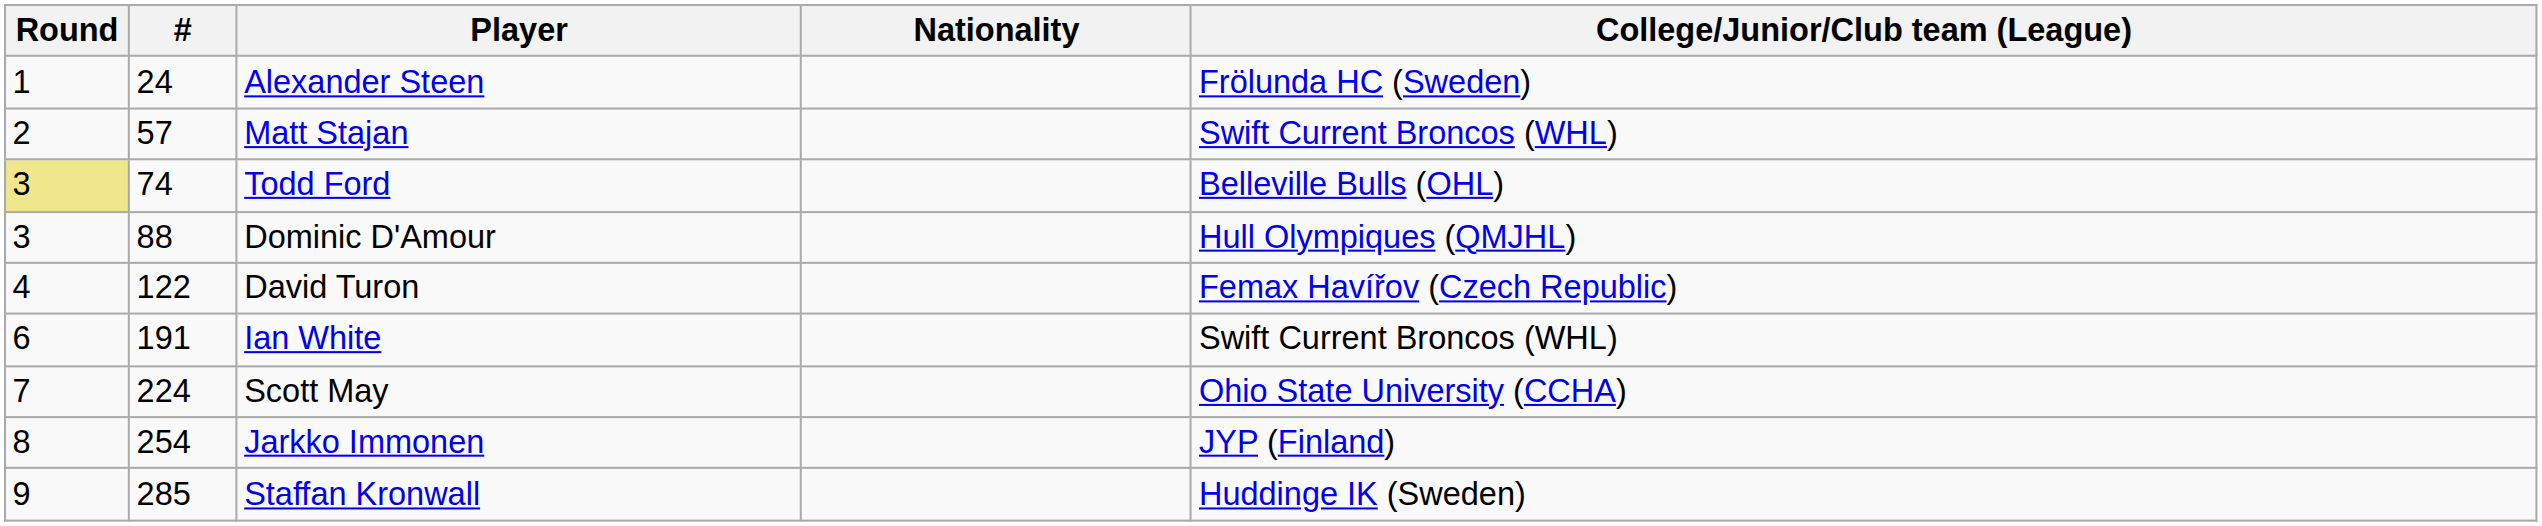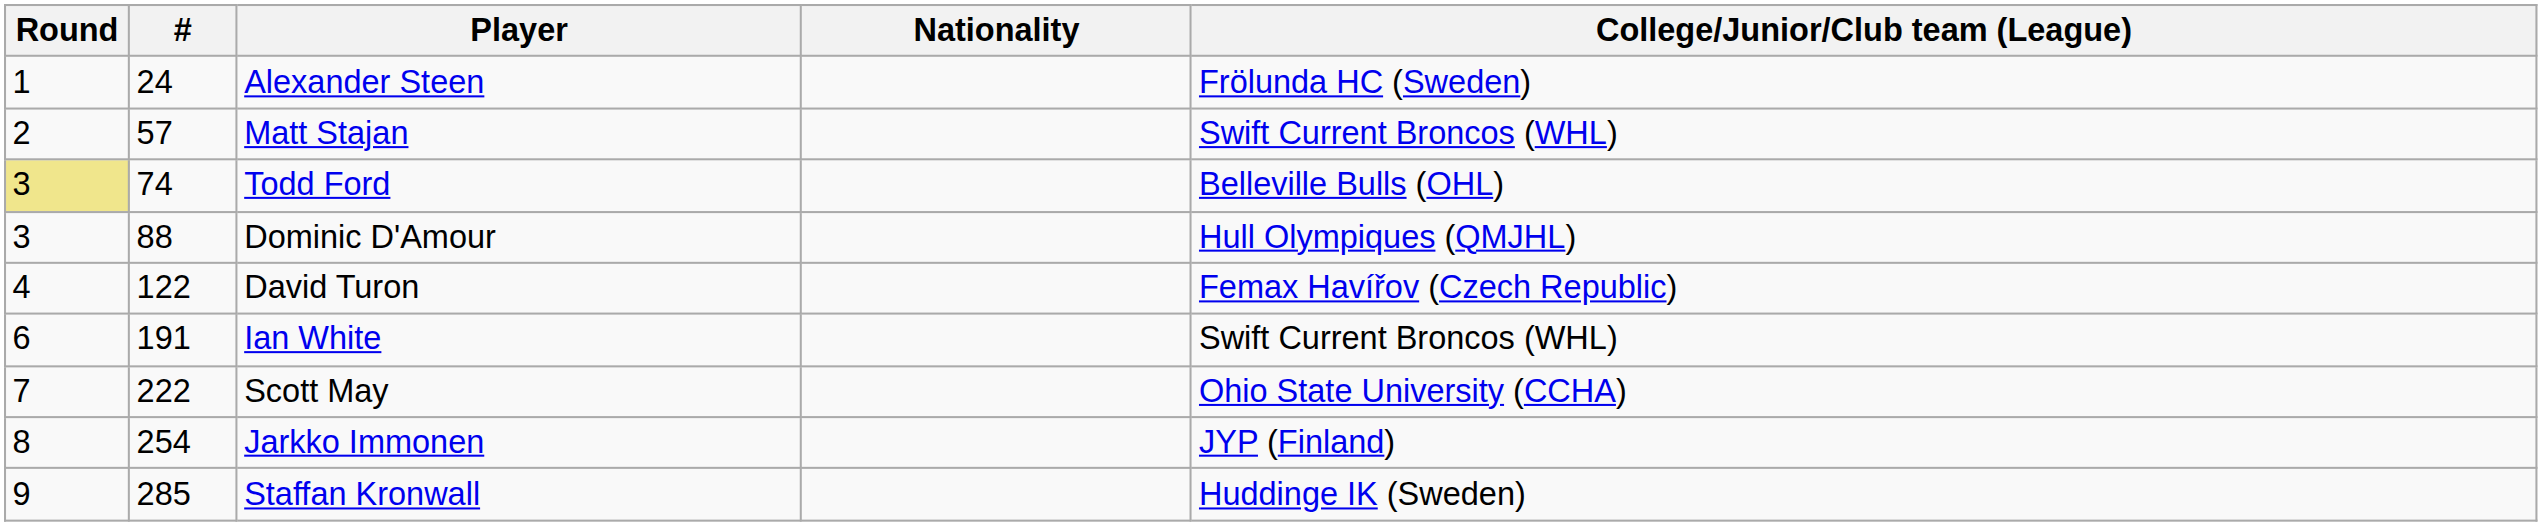(164, 390) 224 -> (164, 390) 222
